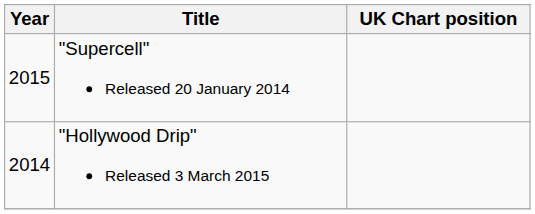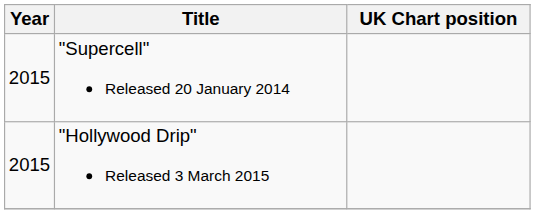(30, 165) 2014 -> (30, 165) 2015
